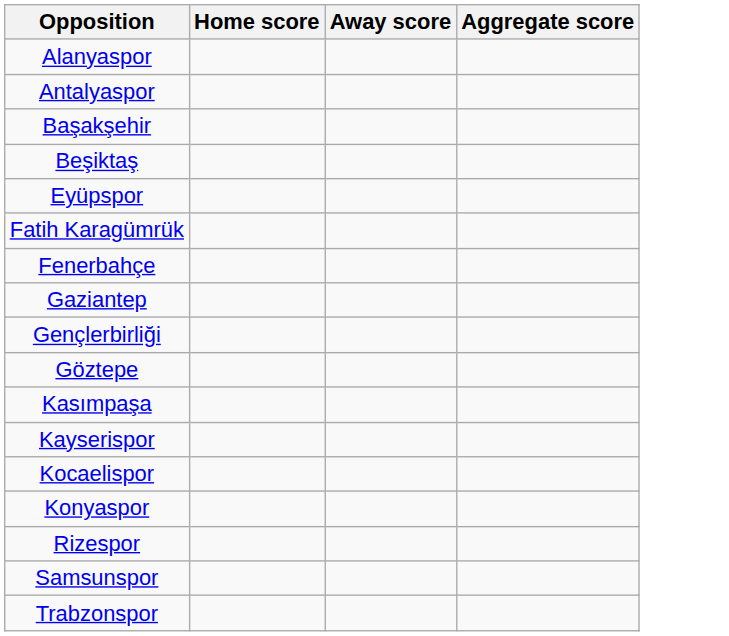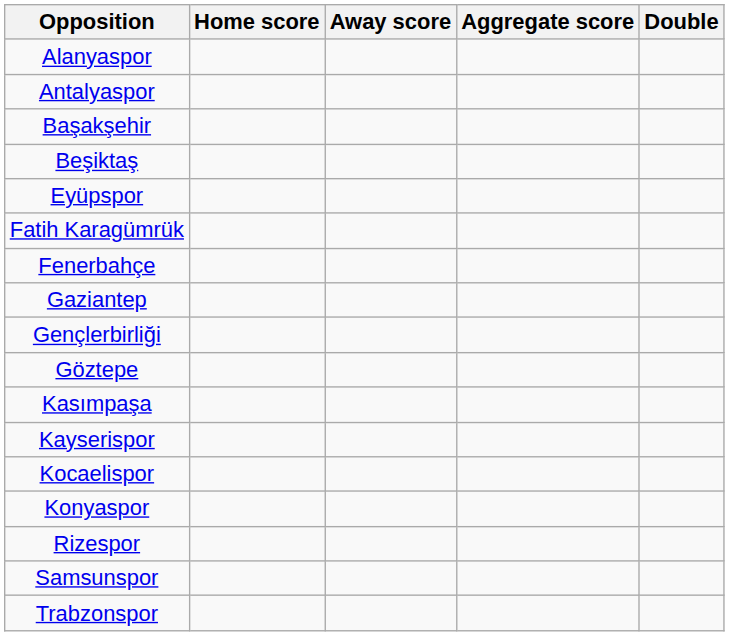+ column: (681, 21)
